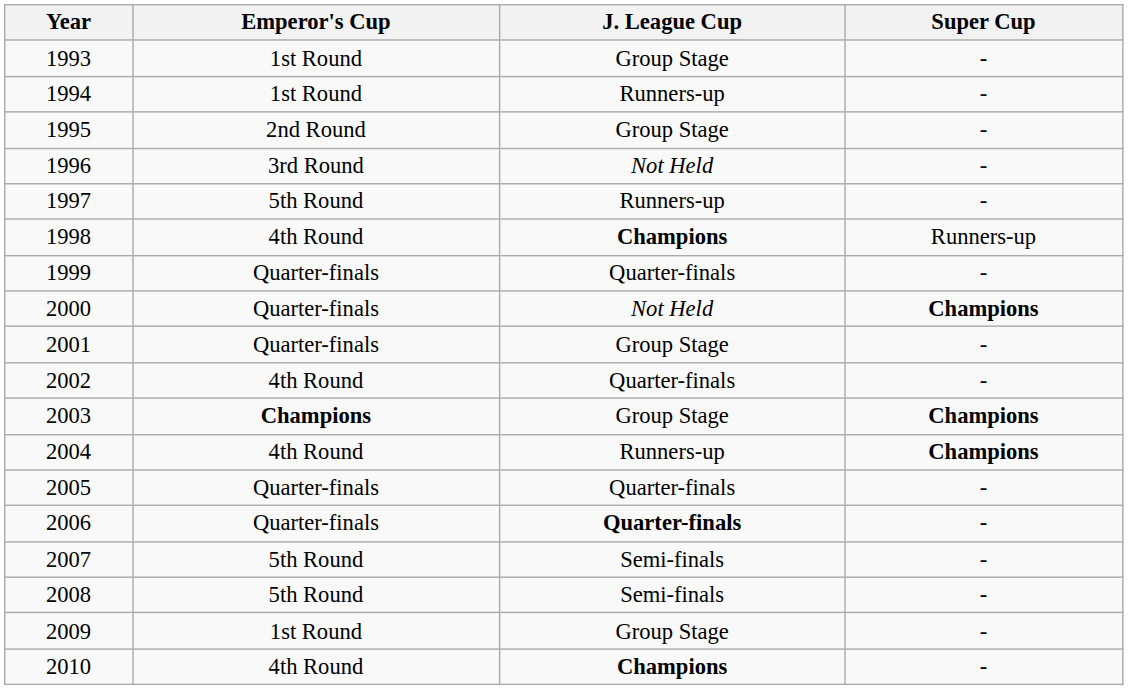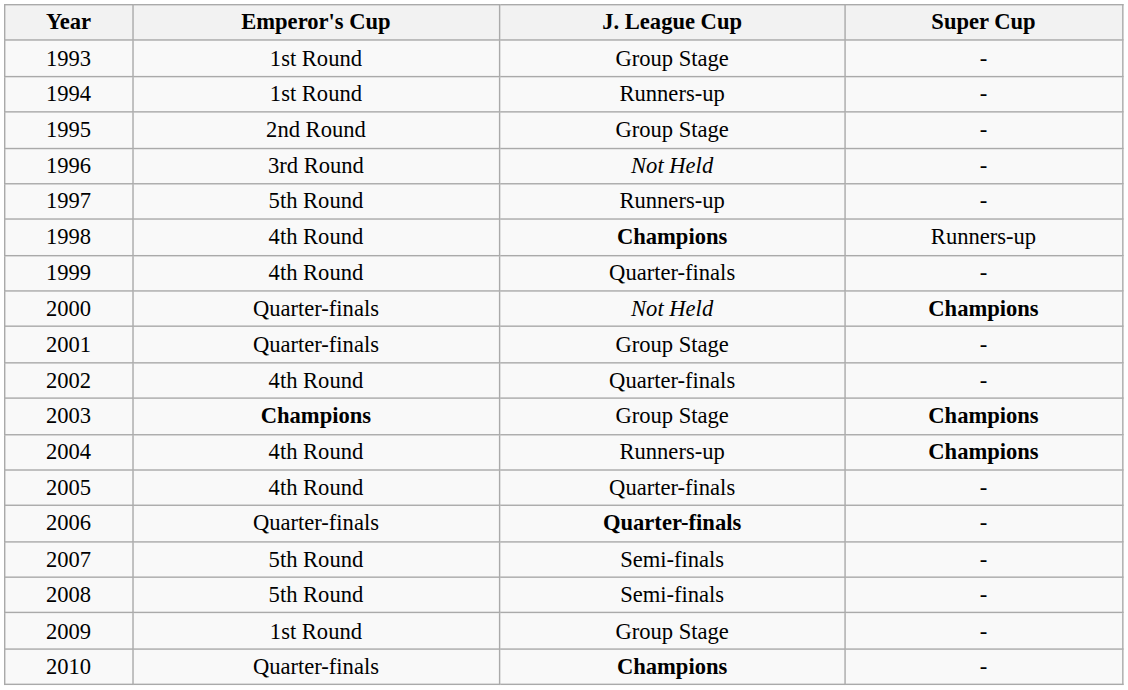(316, 272) Quarter-finals -> (316, 272) 4th Round
(316, 487) Quarter-finals -> (316, 487) 4th Round
(316, 666) 4th Round -> (316, 666) Quarter-finals
